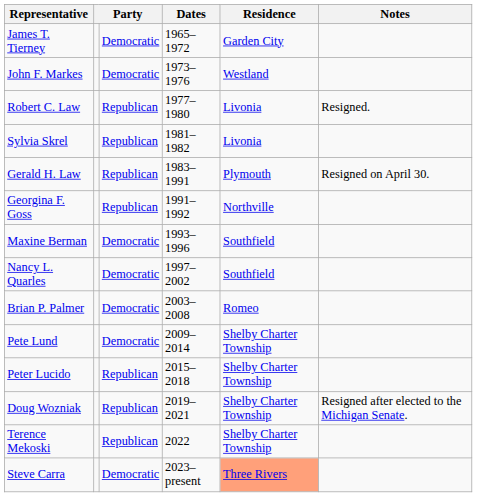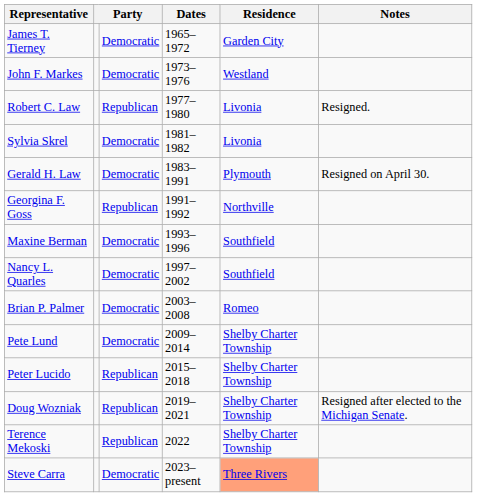(130, 140) Republican -> (131, 140) Democratic
(130, 174) Republican -> (131, 174) Democratic
